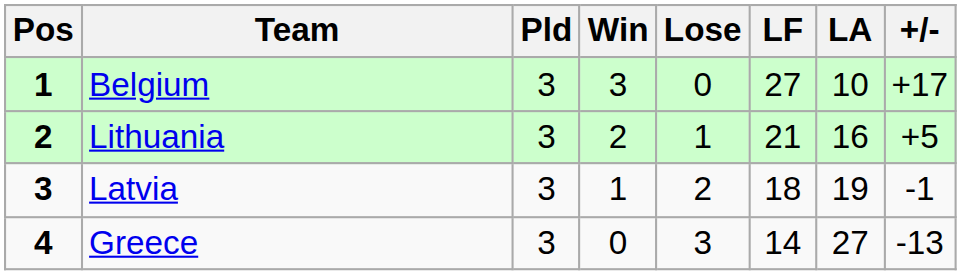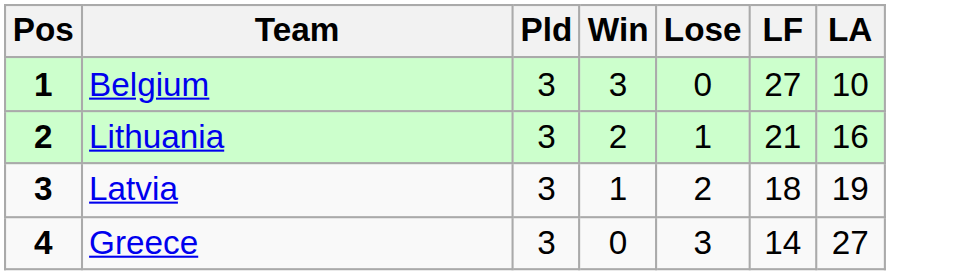- column: (920, 30)
